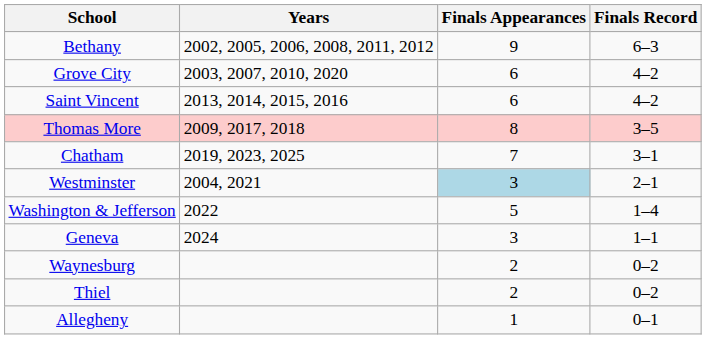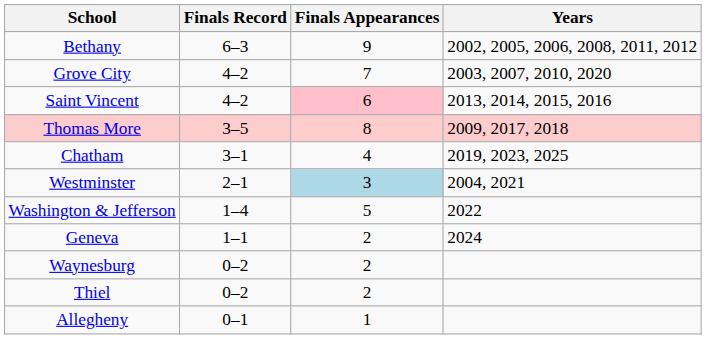columns swapped: (646, 18) <-> (309, 18)
(514, 73) 6 -> (367, 73) 7
(514, 100) no background -> (367, 100) pink background
(514, 155) 7 -> (367, 155) 4
(514, 237) 3 -> (367, 237) 2
